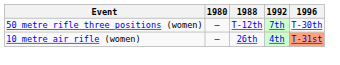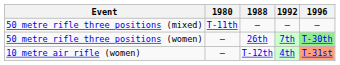+ row: (105, 25)
(247, 25) T-12th -> (257, 39) 26th
(307, 25) no background -> (317, 39) lightgreen background
(247, 39) 26th -> (257, 53) T-12th
